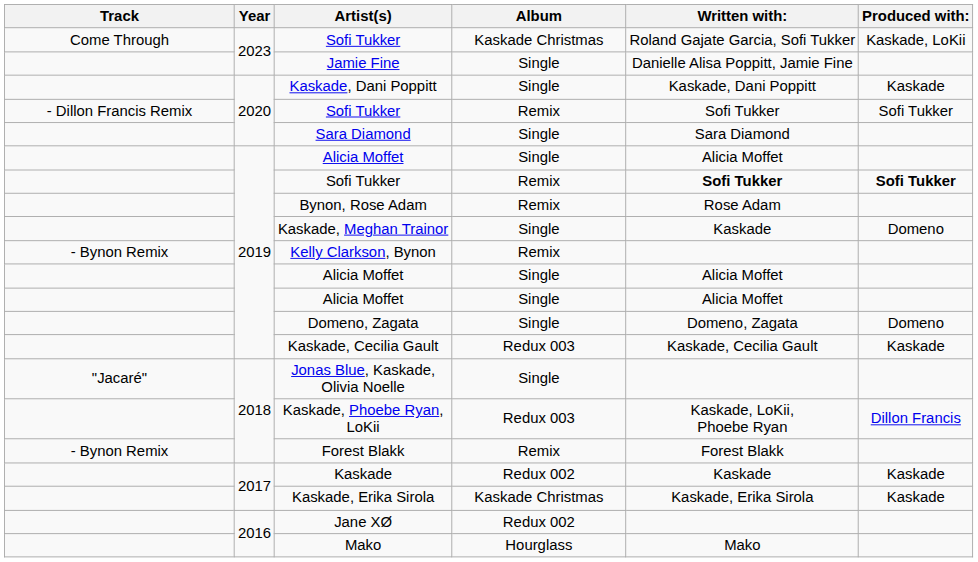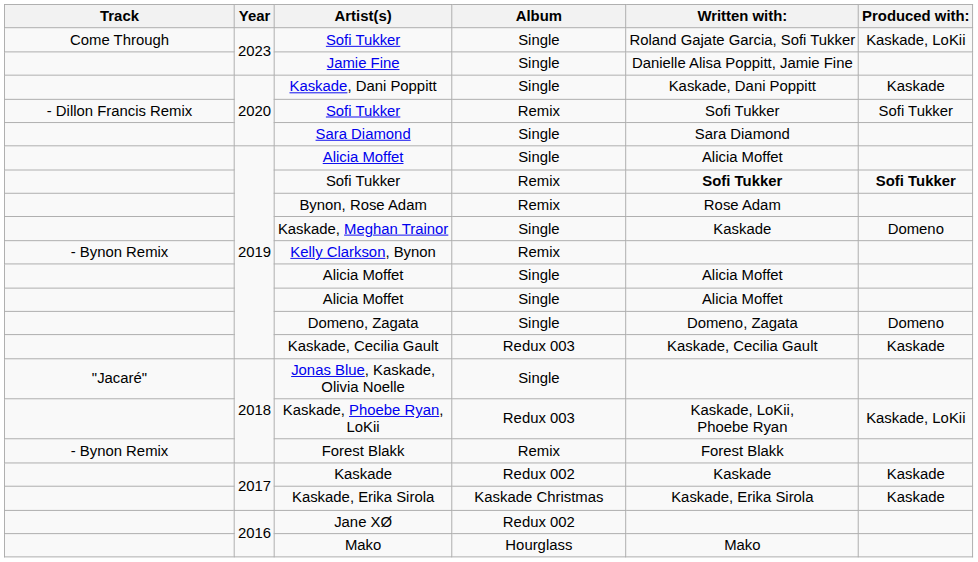(539, 39) Kaskade Christmas -> (539, 39) Single
(916, 418) Dillon Francis -> (916, 418) Kaskade, LoKii
